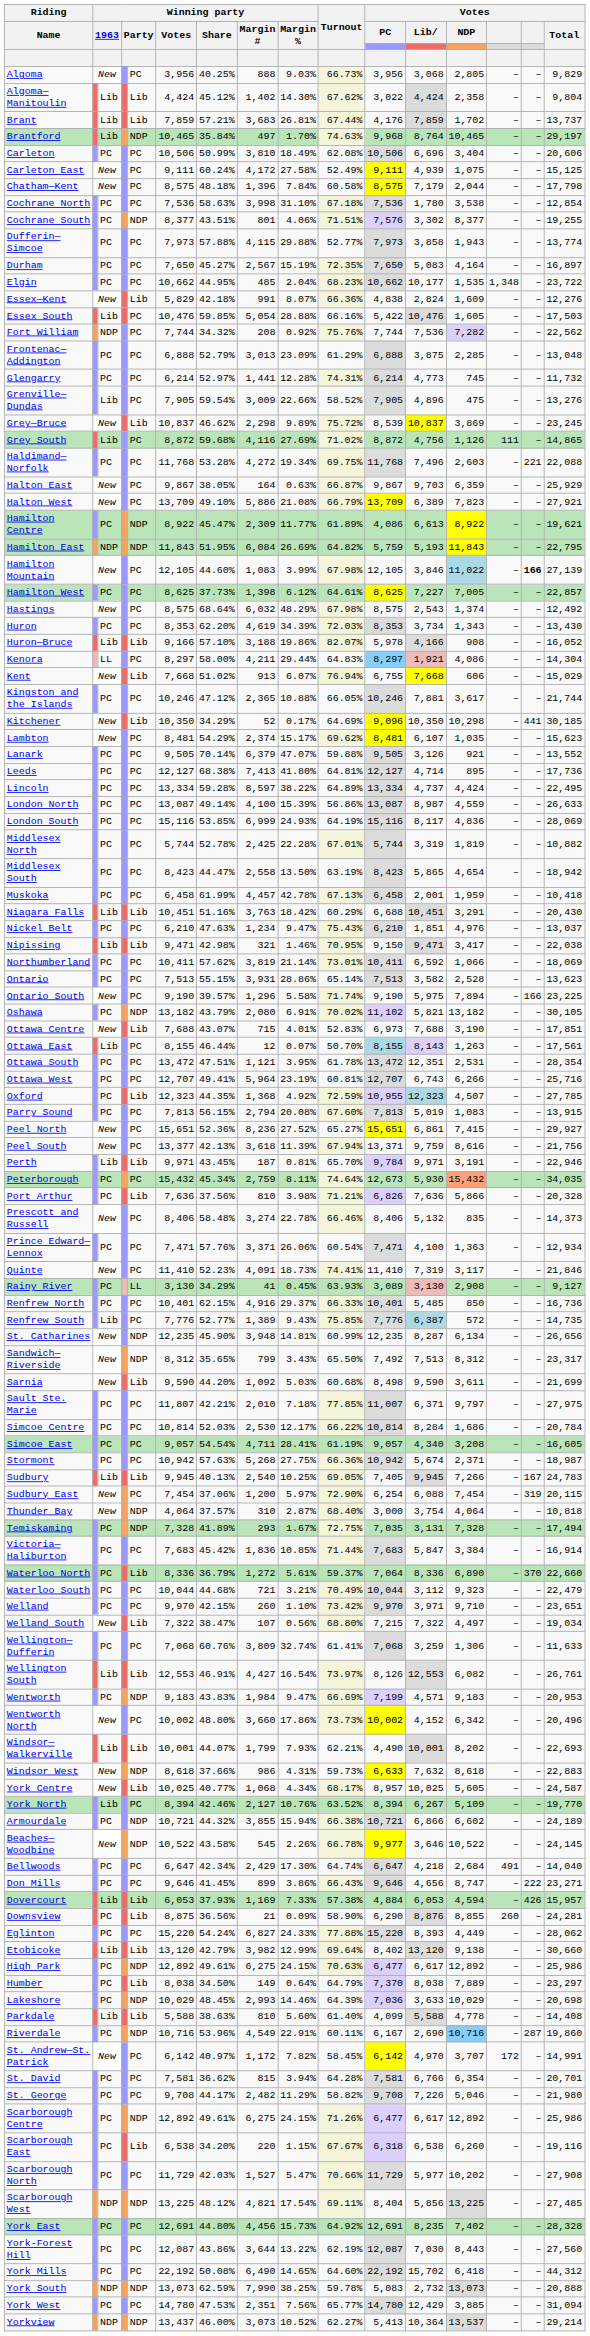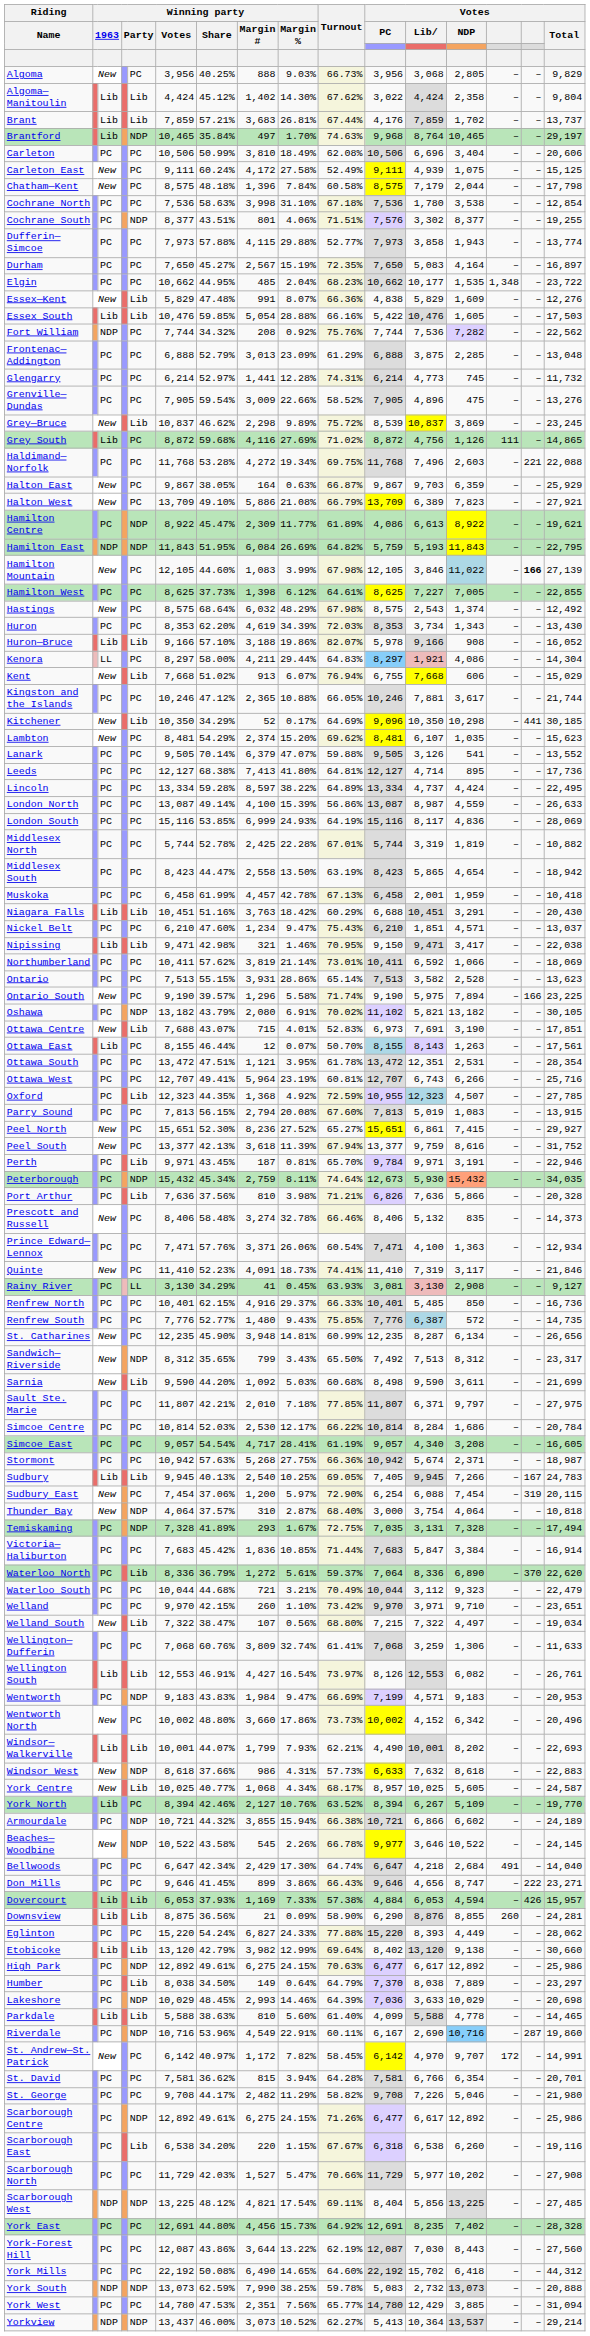(217, 299) 42.18% -> (217, 299) 47.48%
(429, 299) 2,824 -> (429, 299) 5,829
(136, 315) PC -> (139, 315) Lib
(109, 400) Lib -> (106, 400) PC
(564, 592) 22,857 -> (564, 592) 22,855
(429, 642) 4,166 -> (429, 642) 9,166
(298, 738) 15.17% -> (298, 738) 15.20%
(475, 754) 921 -> (475, 754) 541
(217, 929) 47.63% -> (217, 929) 47.60%
(469, 929) 4,976 -> (469, 929) 4,571
(429, 1029) 7,688 -> (429, 1029) 7,691
(217, 1129) 52.36% -> (217, 1129) 52.30%
(385, 1146) 13,371 -> (385, 1146) 13,377
(564, 1146) 21,756 -> (564, 1146) 31,752
(109, 1163) Lib -> (106, 1163) PC
(136, 1179) PC -> (139, 1179) NDP
(298, 1219) 22.78% -> (298, 1219) 32.78%
(388, 1287) 3,089 -> (388, 1287) 3,081
(109, 1320) Lib -> (106, 1320) PC
(260, 1320) 1,389 -> (260, 1320) 1,480
(139, 1337) NDP -> (136, 1337) PC
(385, 1405) 11,007 -> (385, 1405) 11,807
(260, 1444) 4,711 -> (260, 1444) 4,717
(564, 1573) 22,660 -> (564, 1573) 22,620
(345, 1771) 59.73% -> (345, 1771) 57.73%
(106, 1916) PC -> (109, 1916) Lib
(564, 2017) 14,408 -> (564, 2017) 14,465
(469, 2056) 3,707 -> (469, 2056) 9,707
